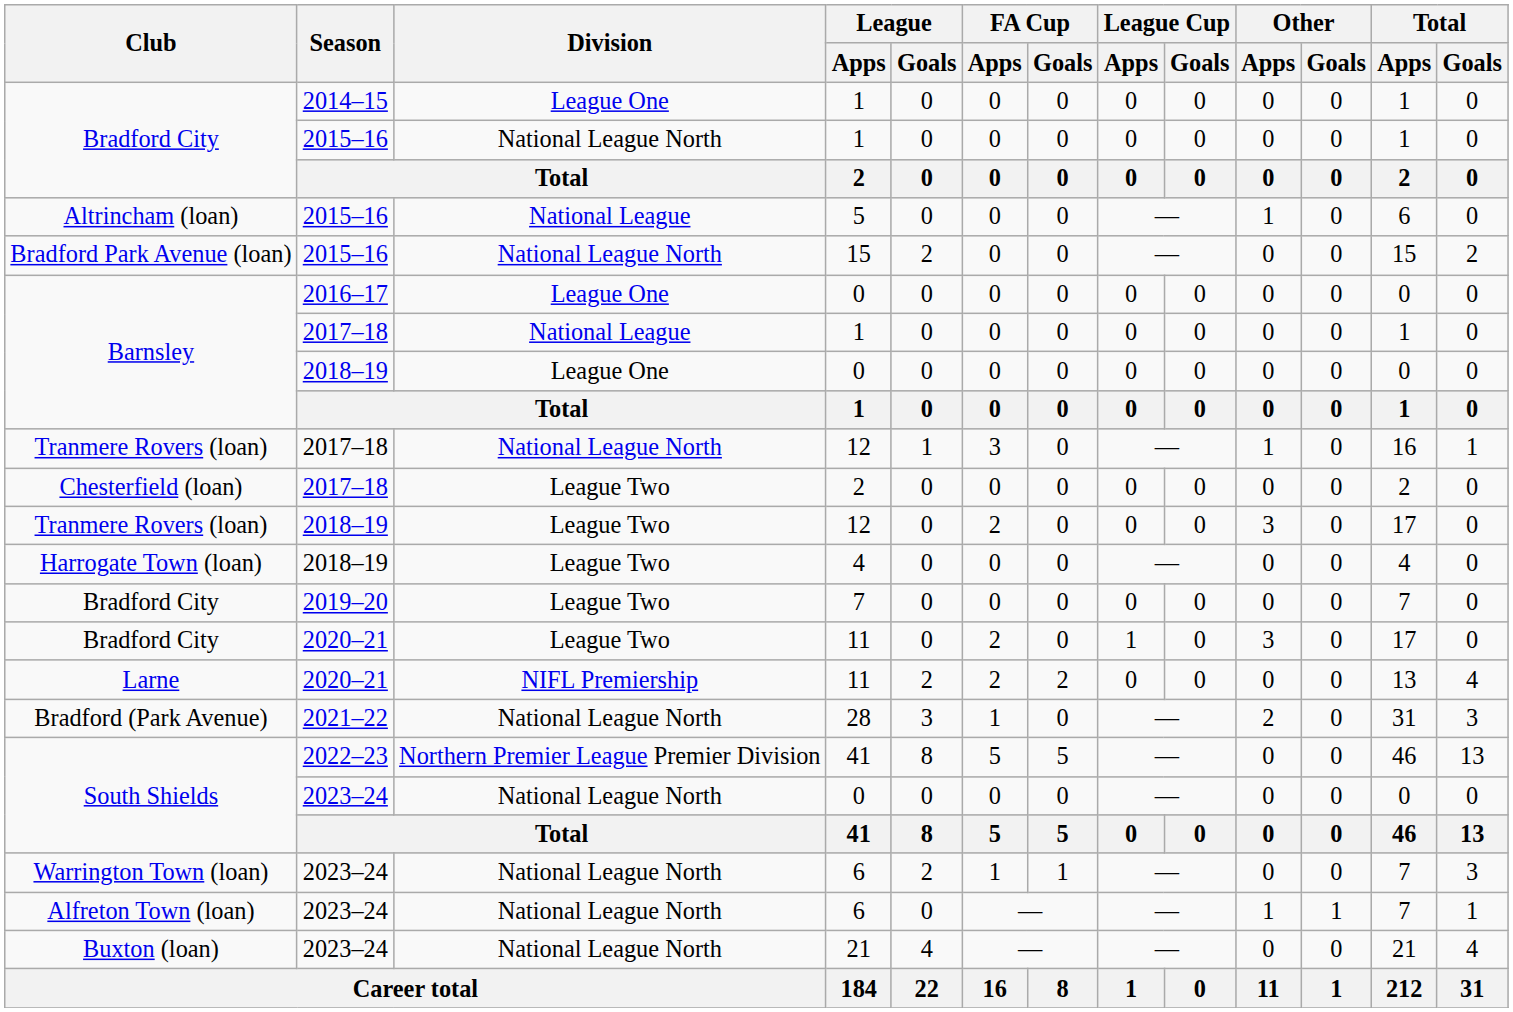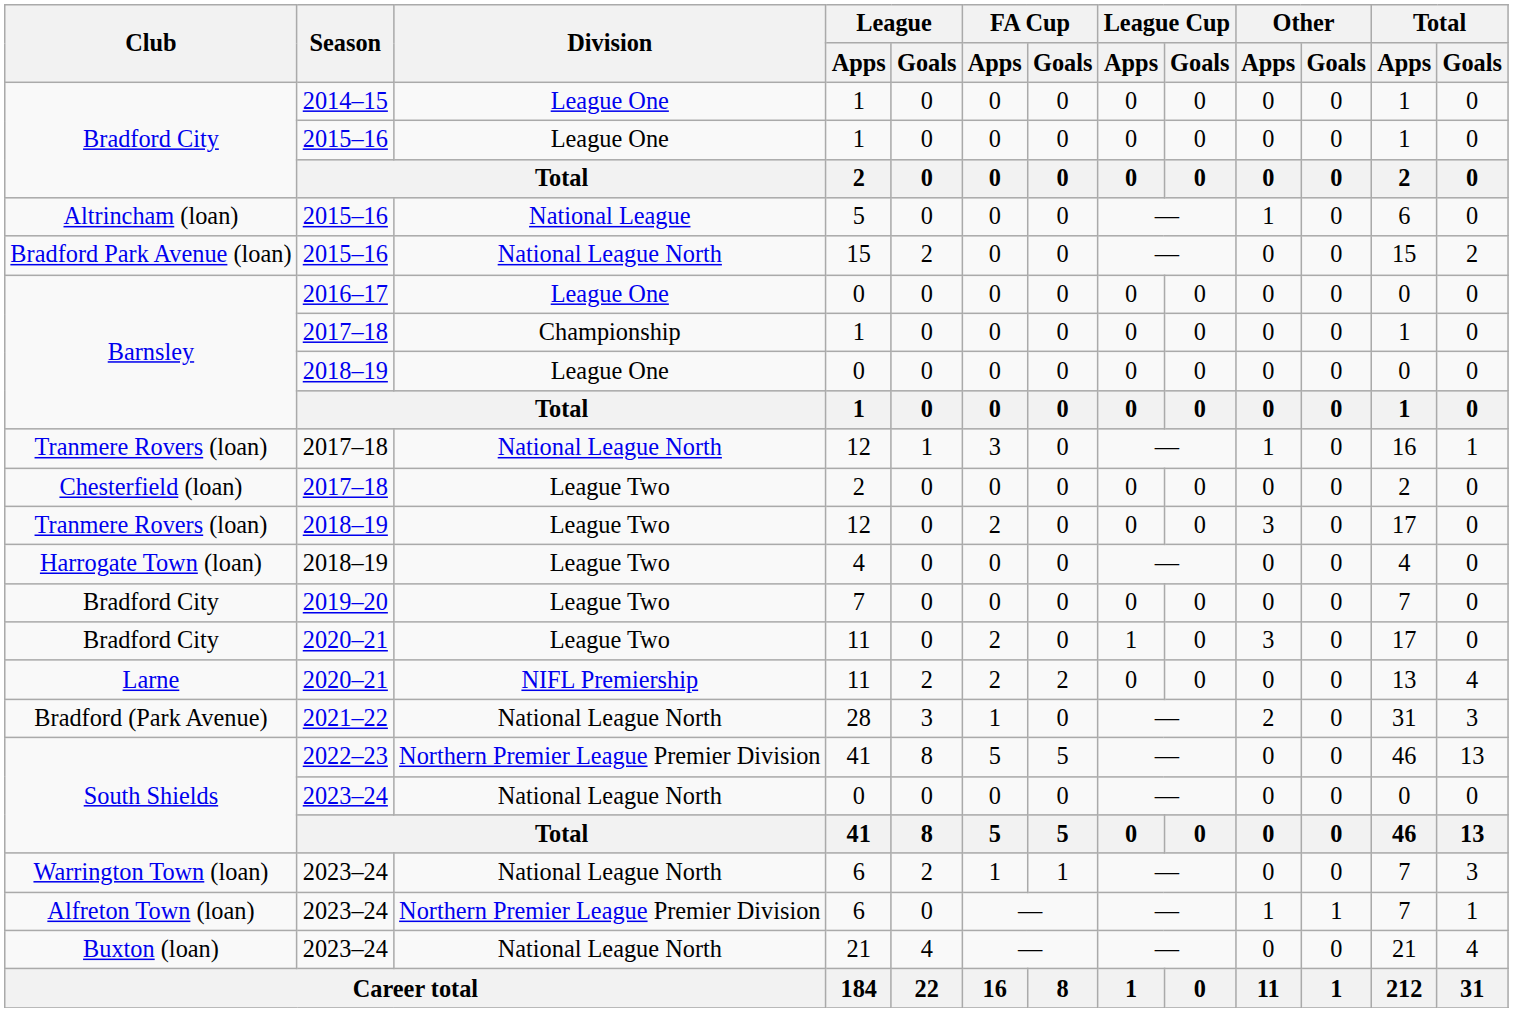(610, 139) National League North -> (610, 139) League One
(610, 332) National League -> (610, 332) Championship
(610, 910) National League North -> (610, 910) Northern Premier League Premier Division
